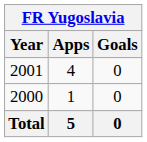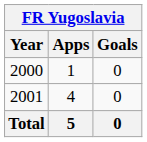rows swapped: (27, 96) <-> (27, 70)
